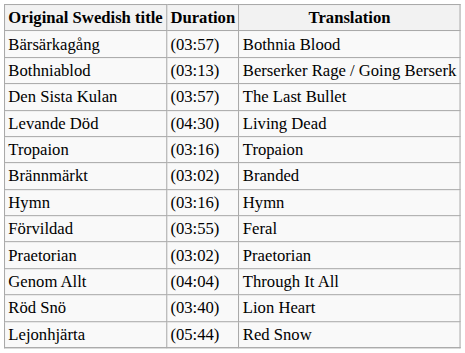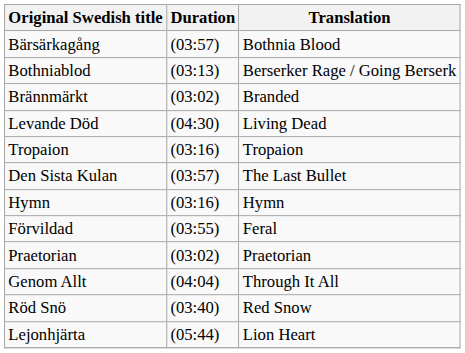rows swapped: (63, 96) <-> (48, 176)
(279, 307) Lion Heart -> (277, 307) Red Snow
(277, 334) Red Snow -> (279, 334) Lion Heart
